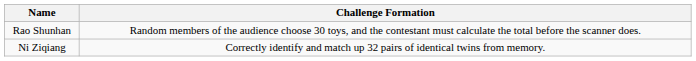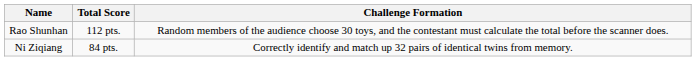+ column: (104, 13)
